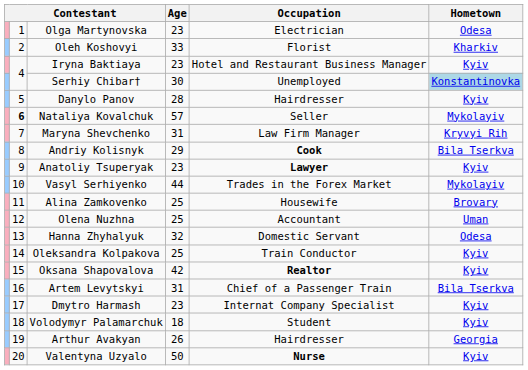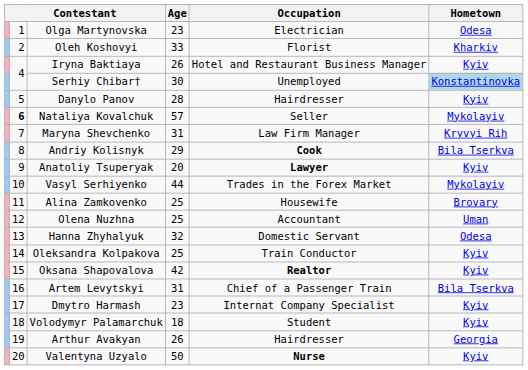(177, 64) 23 -> (177, 64) 26
(177, 167) 23 -> (177, 167) 20
